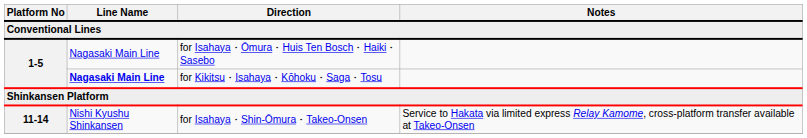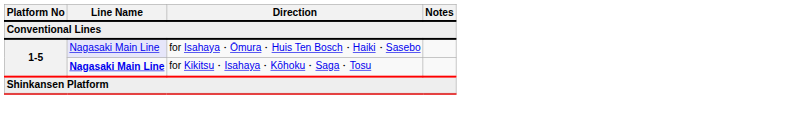(114, 54) no background -> (114, 48) lavender background
- row: (274, 119)
